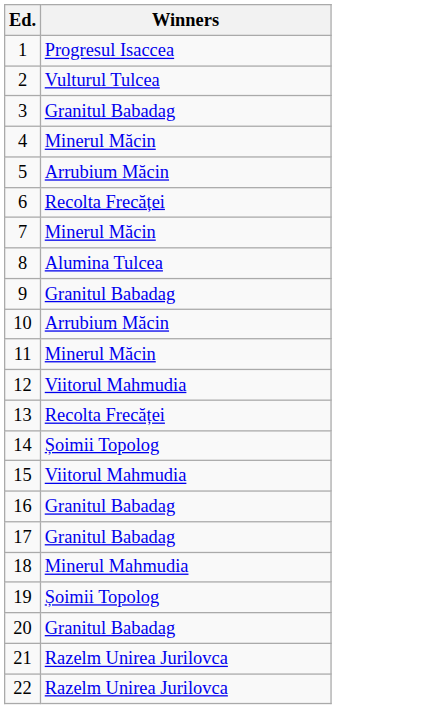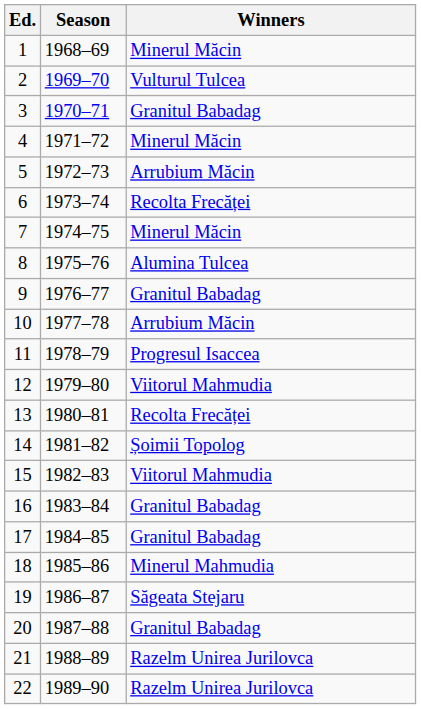+ column: (83, 20)
(109, 50) Progresul Isaccea -> (186, 50) Minerul Măcin
(100, 354) Minerul Măcin -> (195, 354) Progresul Isaccea
(102, 597) Șoimii Topolog -> (187, 597) Săgeata Stejaru
